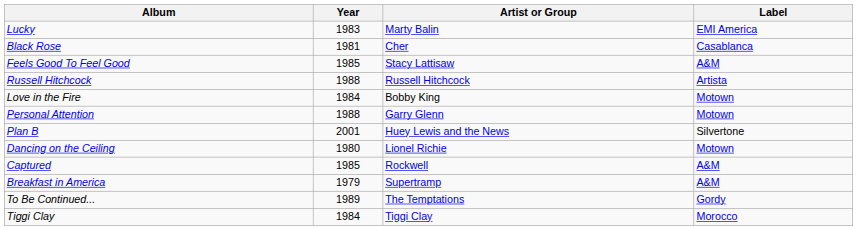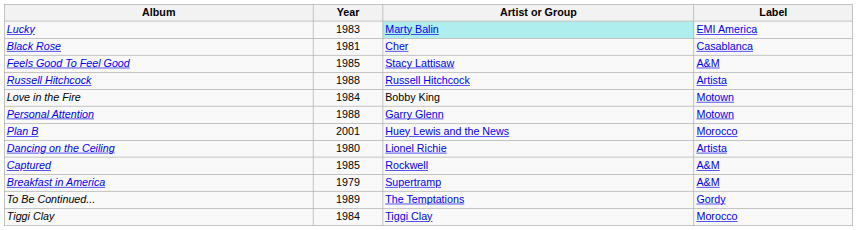(412, 30) no background -> (412, 30) paleturquoise background
(720, 132) Silvertone -> (717, 132) Morocco
(715, 149) Motown -> (712, 149) Artista
